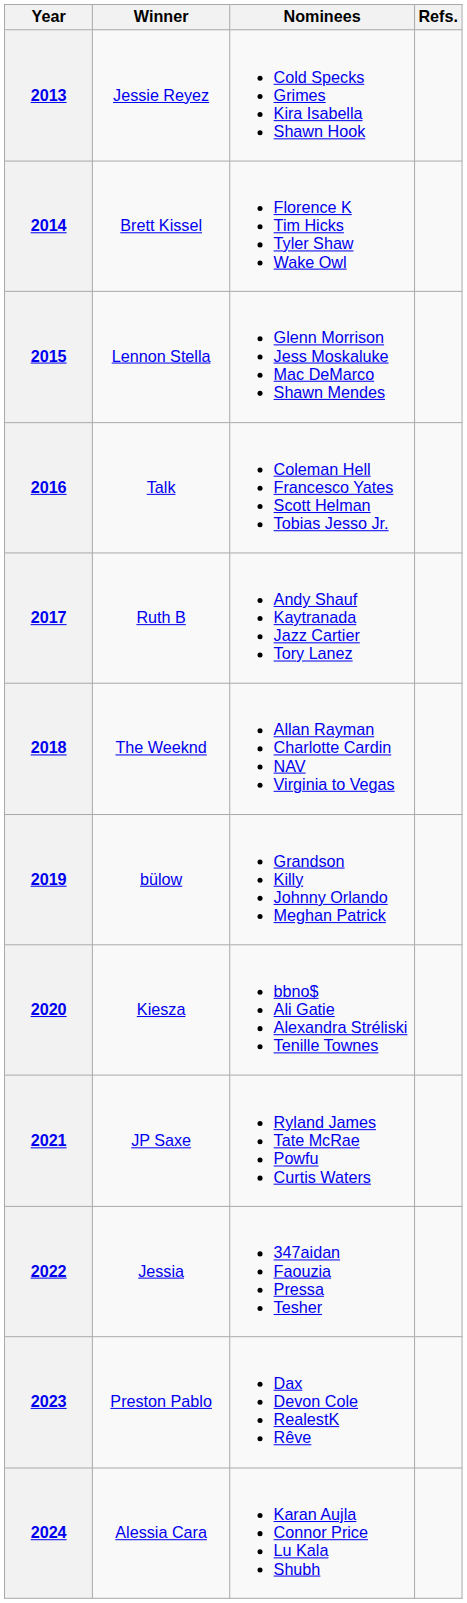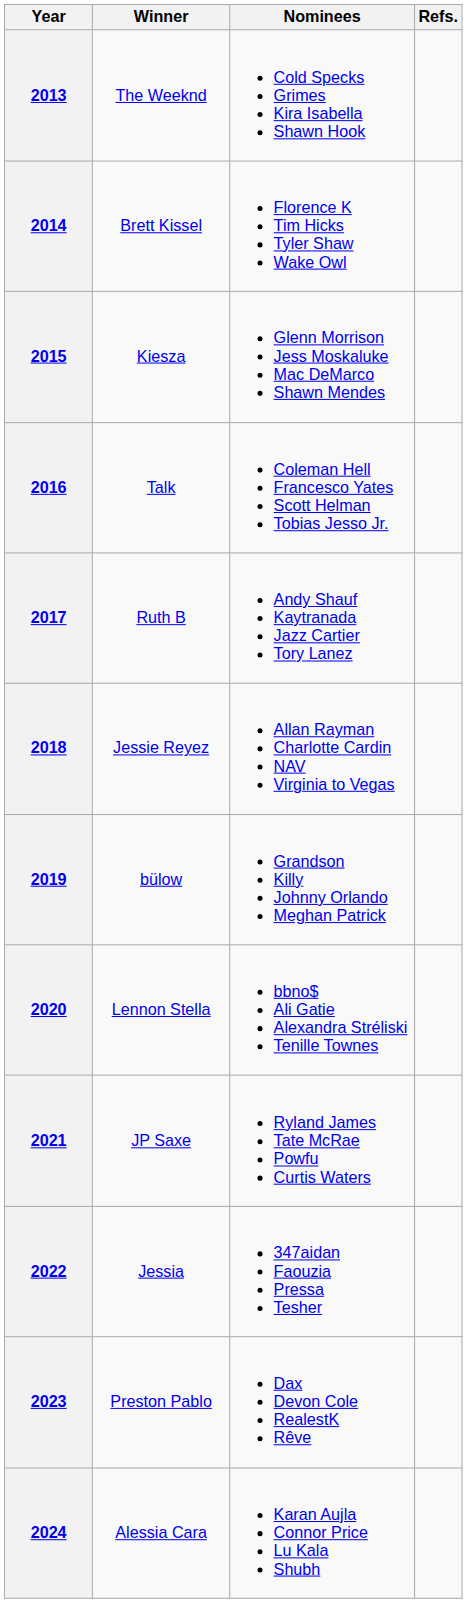(161, 95) Jessie Reyez -> (161, 95) The Weeknd
(161, 356) Lennon Stella -> (161, 356) Kiesza
(161, 748) The Weeknd -> (161, 748) Jessie Reyez
(161, 1010) Kiesza -> (161, 1010) Lennon Stella
